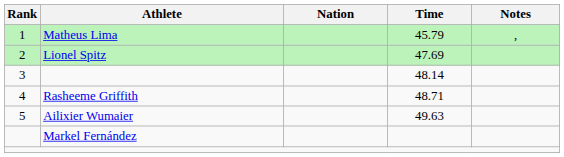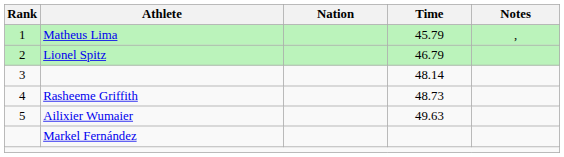(429, 55) 47.69 -> (429, 55) 46.79
(429, 95) 48.71 -> (429, 95) 48.73
